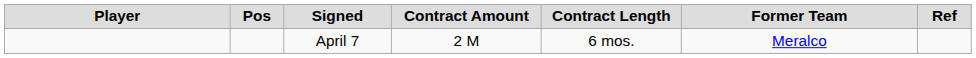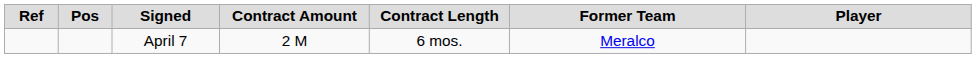columns swapped: (117, 16) <-> (944, 16)
